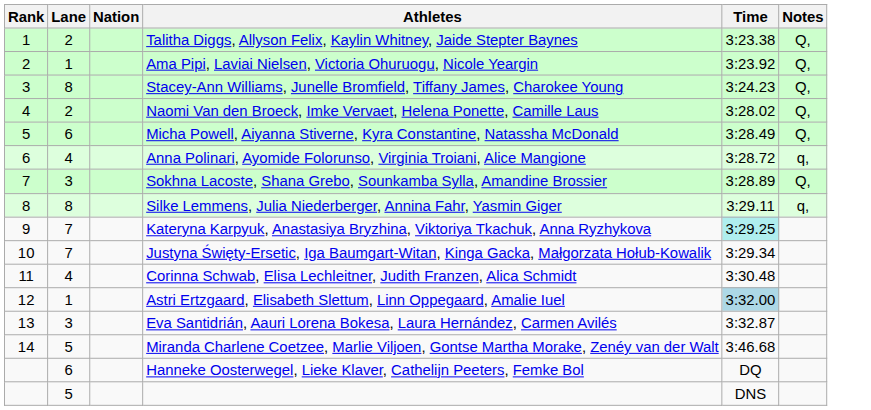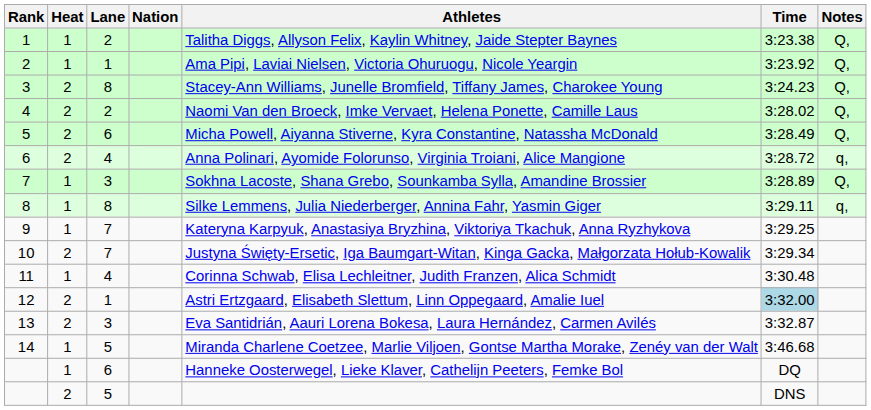+ column: (67, 16)
(750, 229) paleturquoise background -> (790, 229) no background
